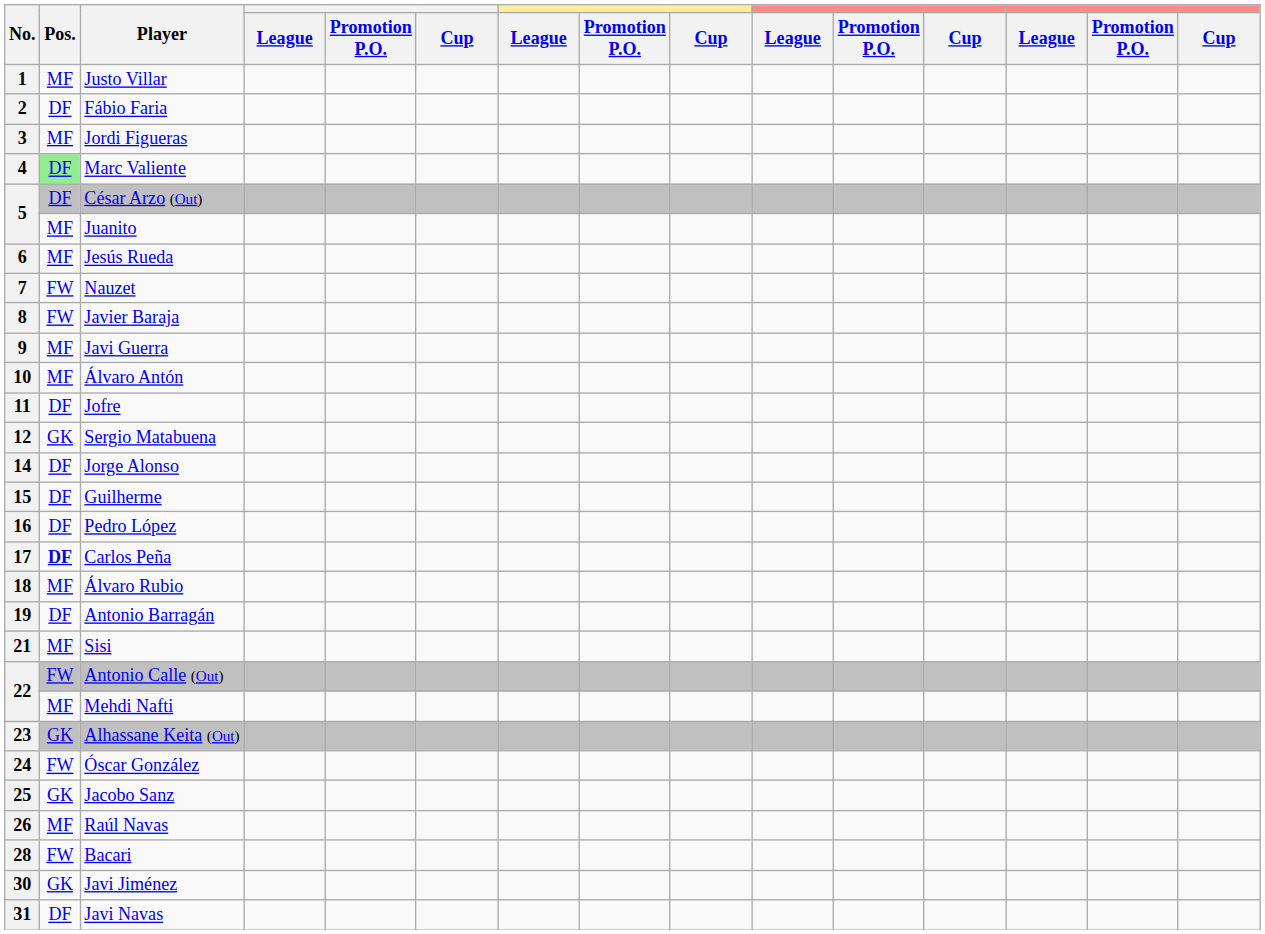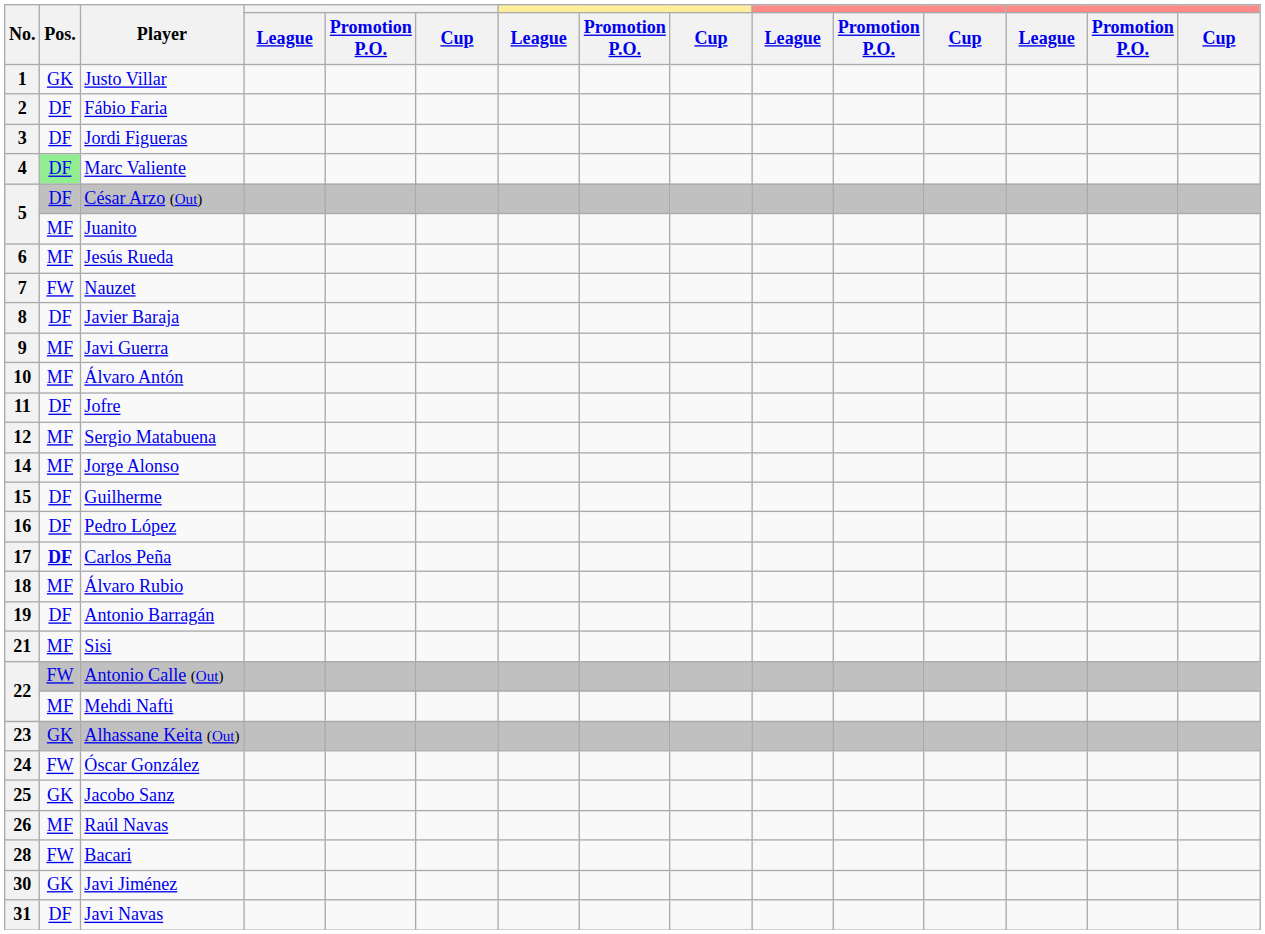(60, 78) MF -> (60, 78) GK
(60, 138) MF -> (60, 138) DF
(60, 317) FW -> (60, 317) DF
(60, 436) GK -> (60, 436) MF
(60, 466) DF -> (60, 466) MF
